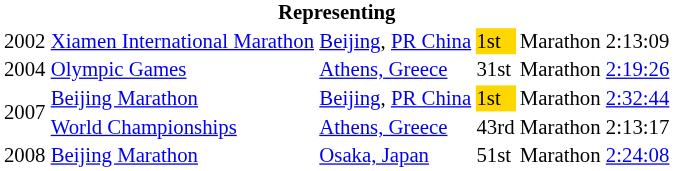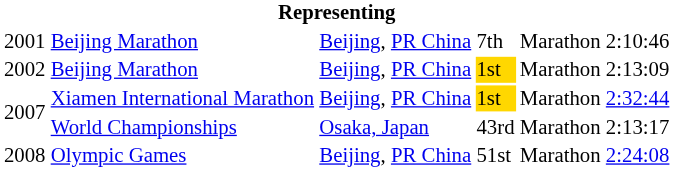+ row: (25, 41)
(182, 41) Xiamen International Marathon -> (124, 69) Beijing Marathon
- row: (25, 69)
(124, 98) Beijing Marathon -> (182, 98) Xiamen International Marathon
(383, 126) Athens, Greece -> (374, 126) Osaka, Japan
(124, 155) Beijing Marathon -> (119, 155) Olympic Games
(374, 155) Osaka, Japan -> (395, 155) Beijing, PR China
